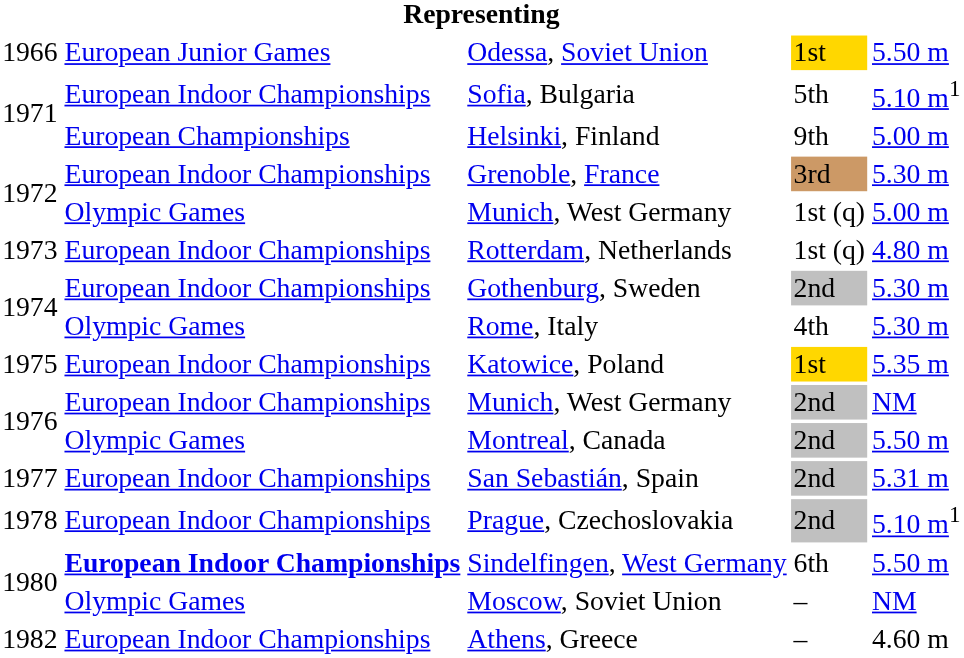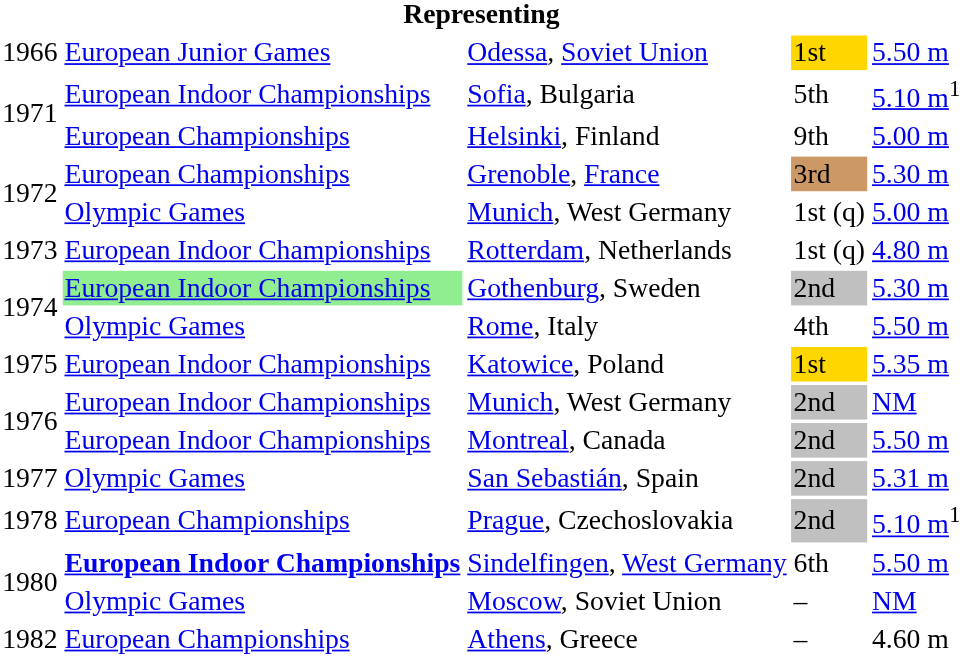(247, 174) European Indoor Championships -> (207, 174) European Championships
(247, 288) no background -> (247, 288) lightgreen background
(910, 326) 5.30 m -> (910, 326) 5.50 m
(155, 440) Olympic Games -> (247, 440) European Indoor Championships
(247, 478) European Indoor Championships -> (155, 478) Olympic Games
(247, 520) European Indoor Championships -> (207, 520) European Championships
(247, 638) European Indoor Championships -> (207, 638) European Championships
